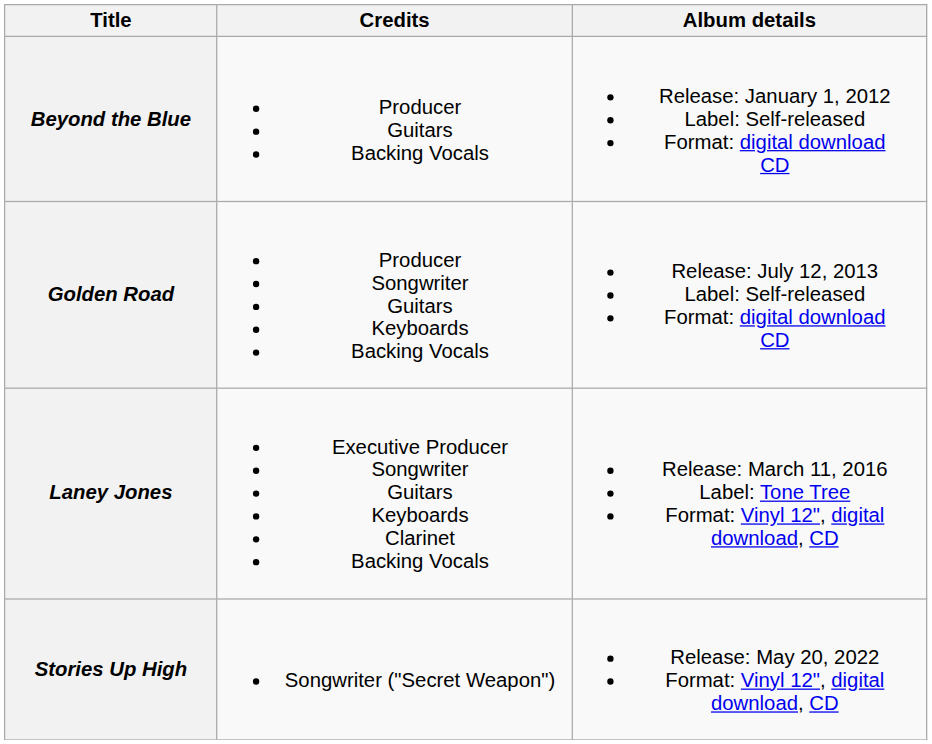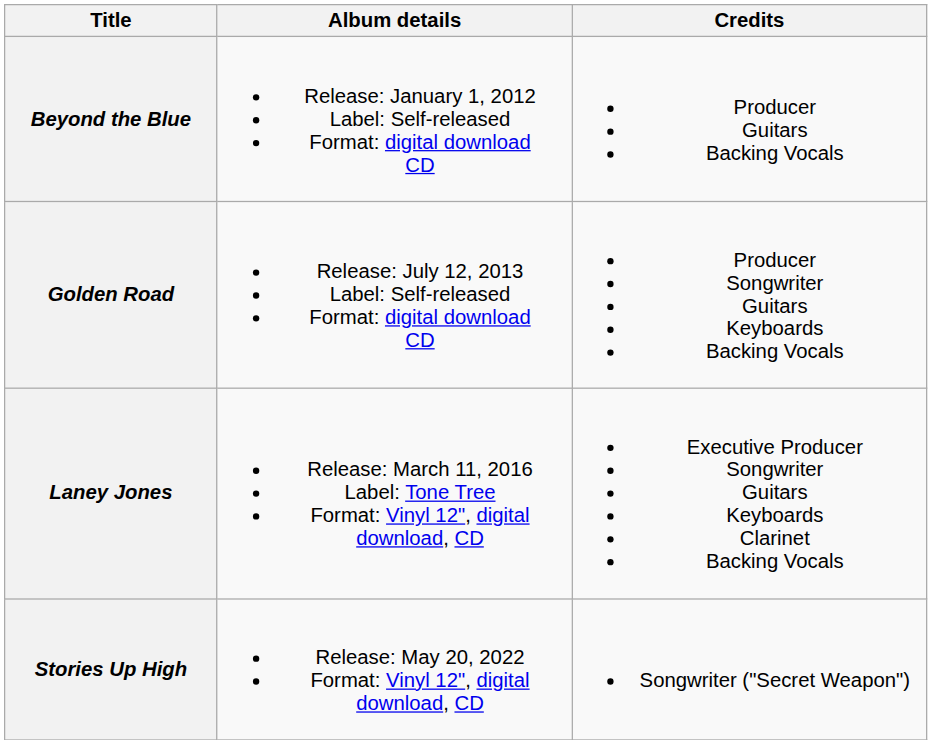columns swapped: (749, 20) <-> (395, 20)
